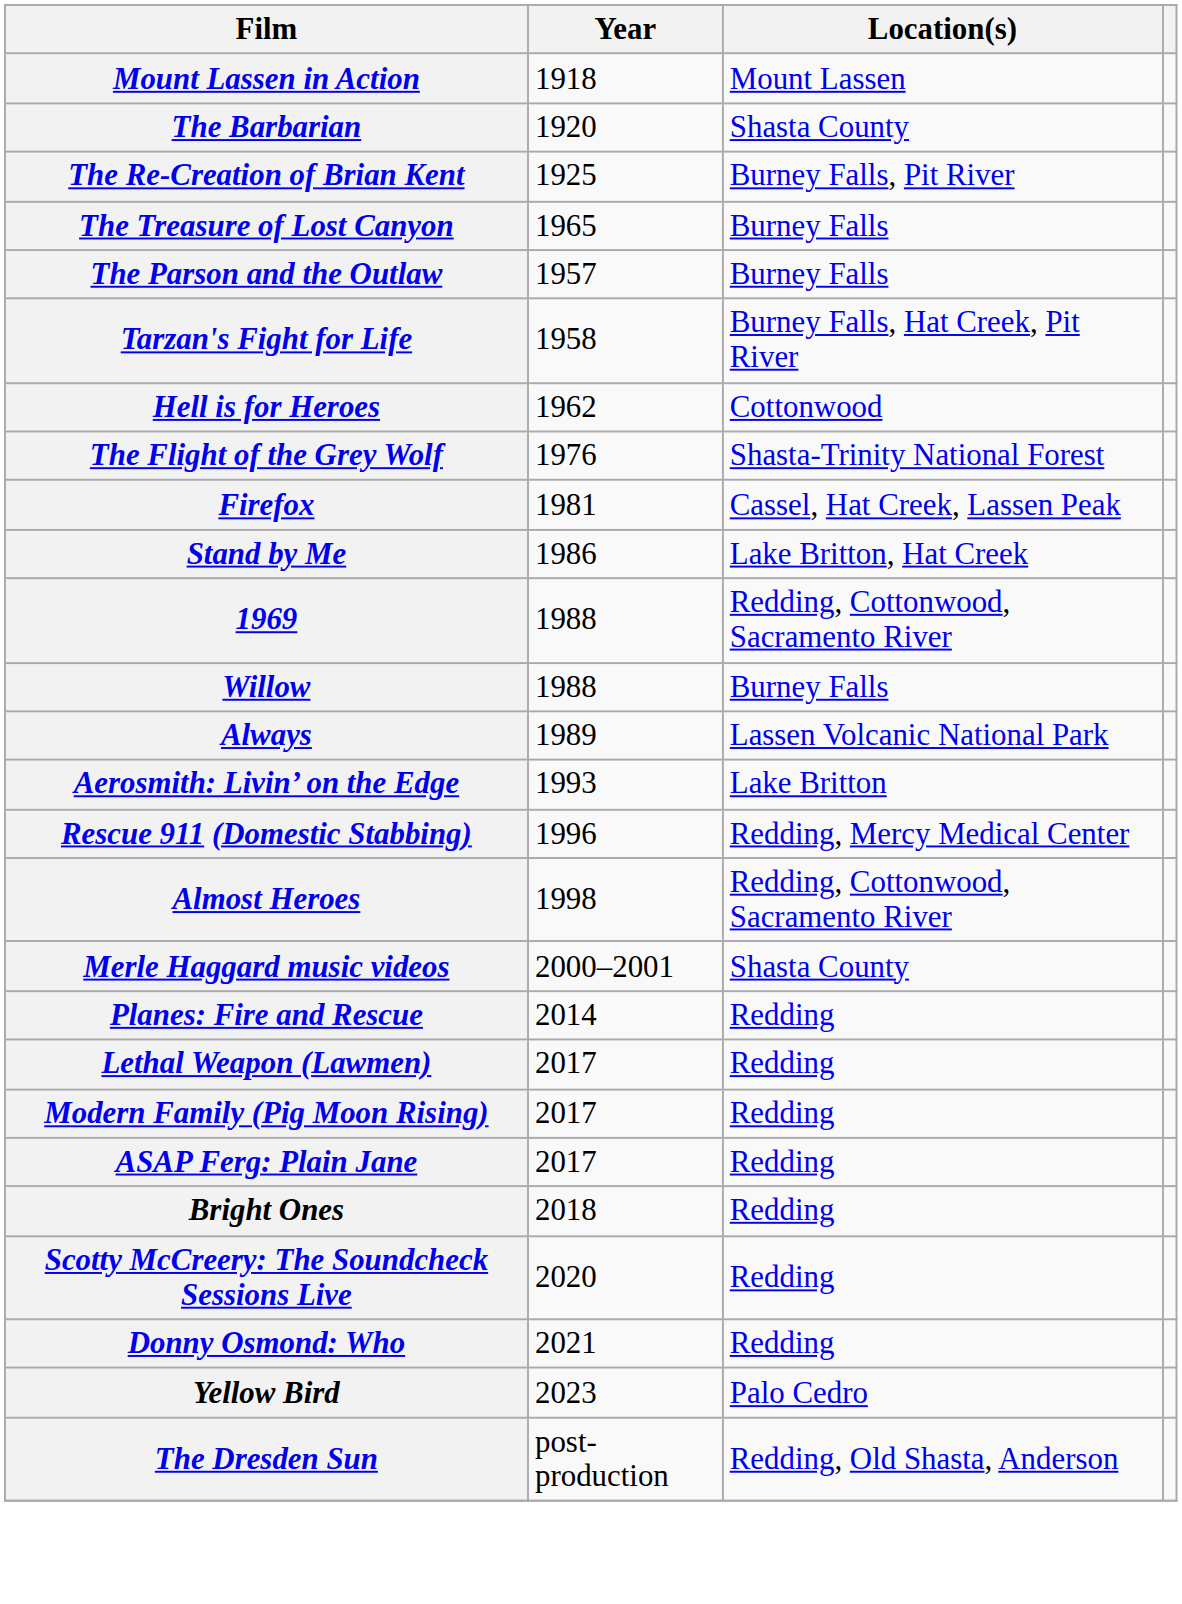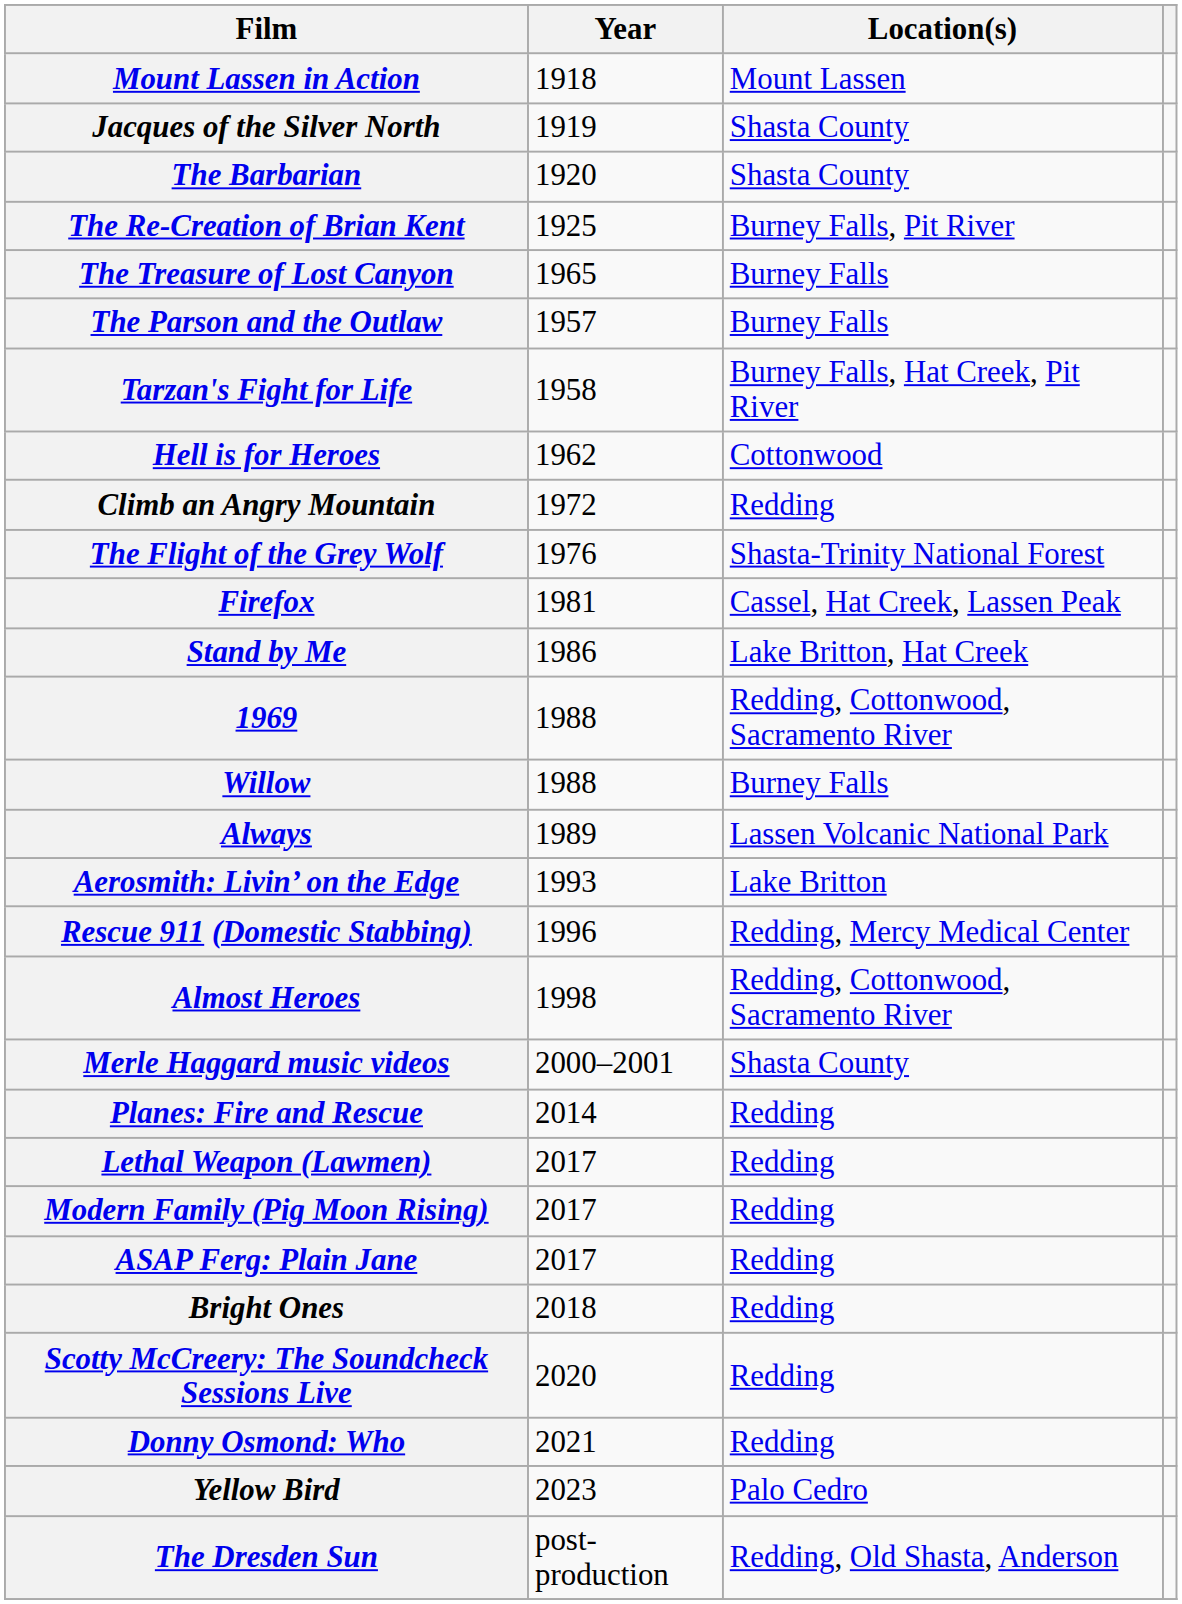+ row: (266, 126)
+ row: (266, 504)
